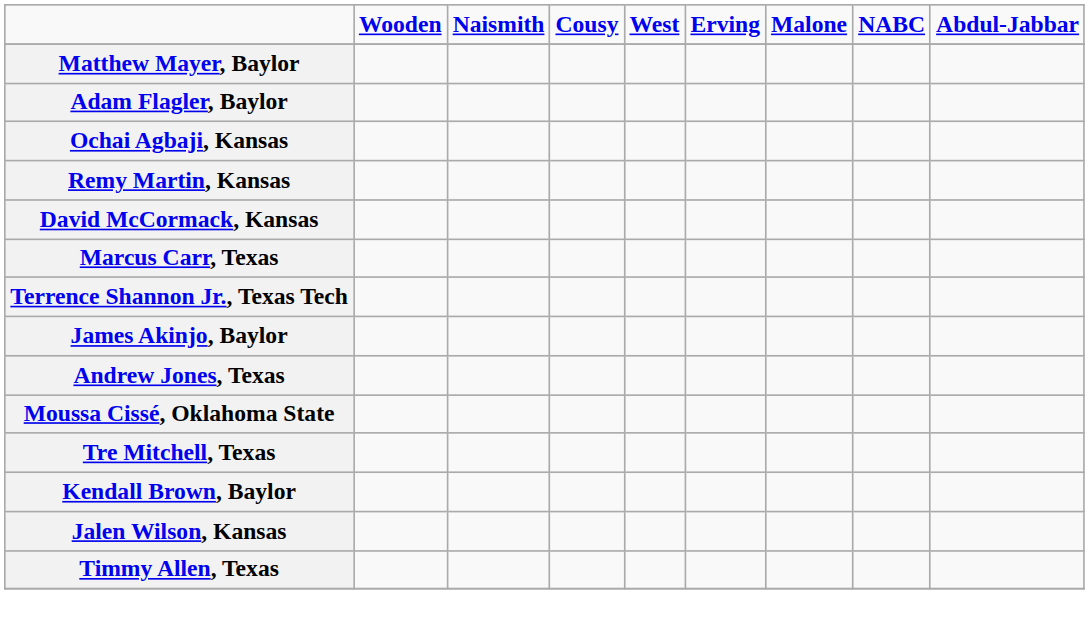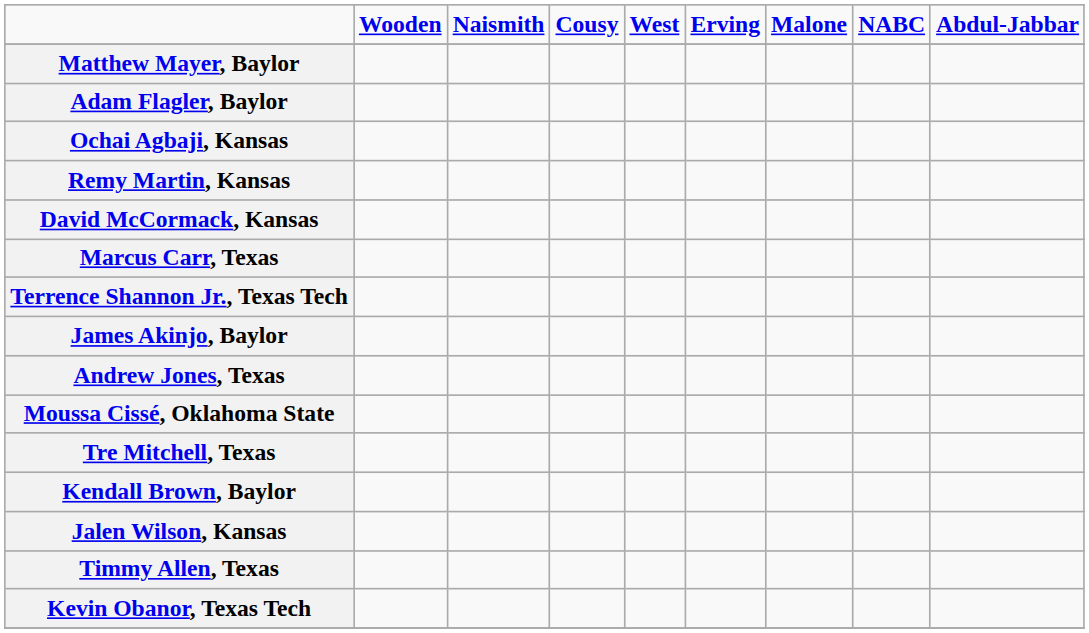+ row: (179, 608)
